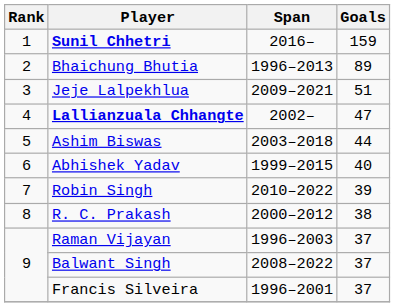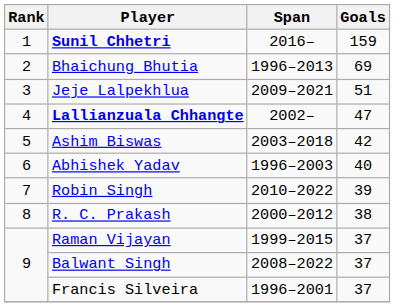(363, 67) 89 -> (363, 67) 69
(363, 141) 44 -> (363, 141) 42
(292, 166) 1999–2015 -> (292, 166) 1996–2003
(292, 240) 1996–2003 -> (292, 240) 1999–2015
